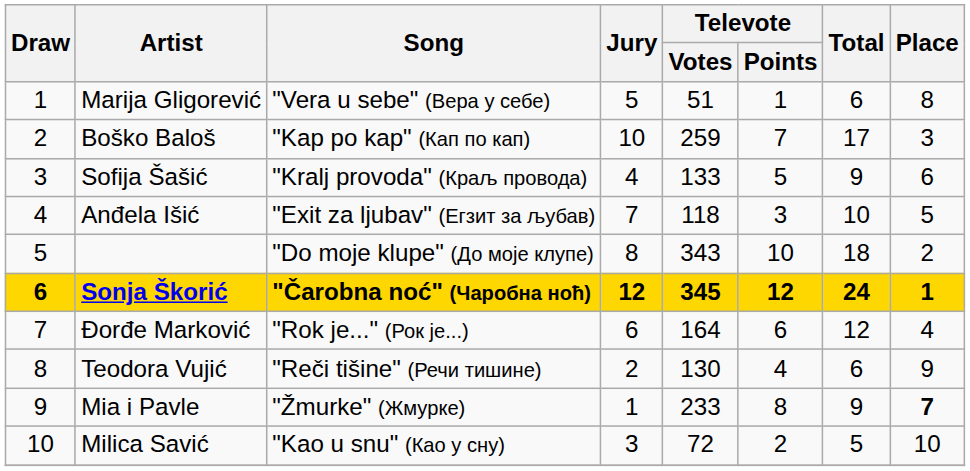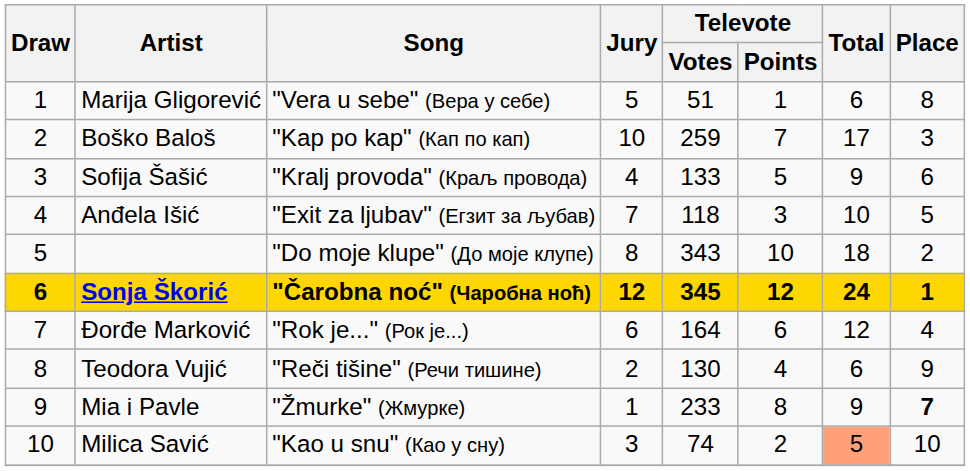(701, 445) 72 -> (701, 445) 74
(857, 445) no background -> (857, 445) lightsalmon background
